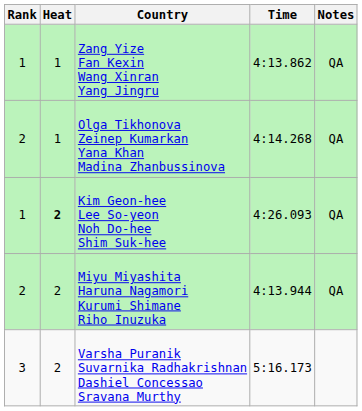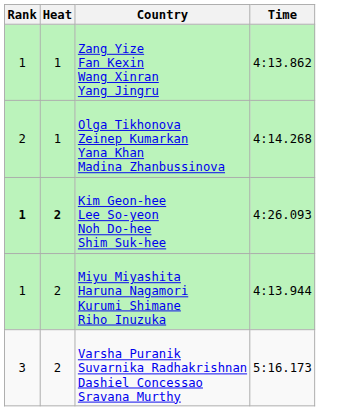- column: (336, 14)
(22, 215) normal -> (22, 215) bold
(22, 291) 2 -> (22, 291) 1
